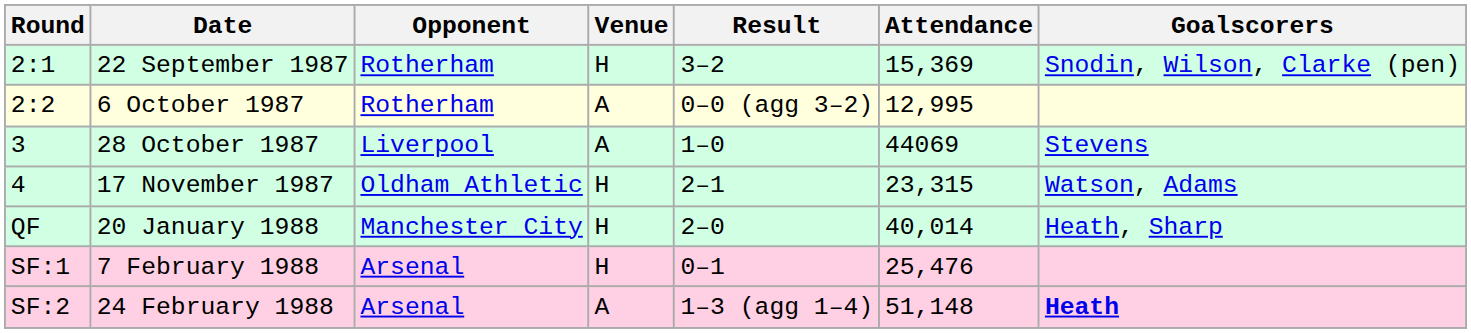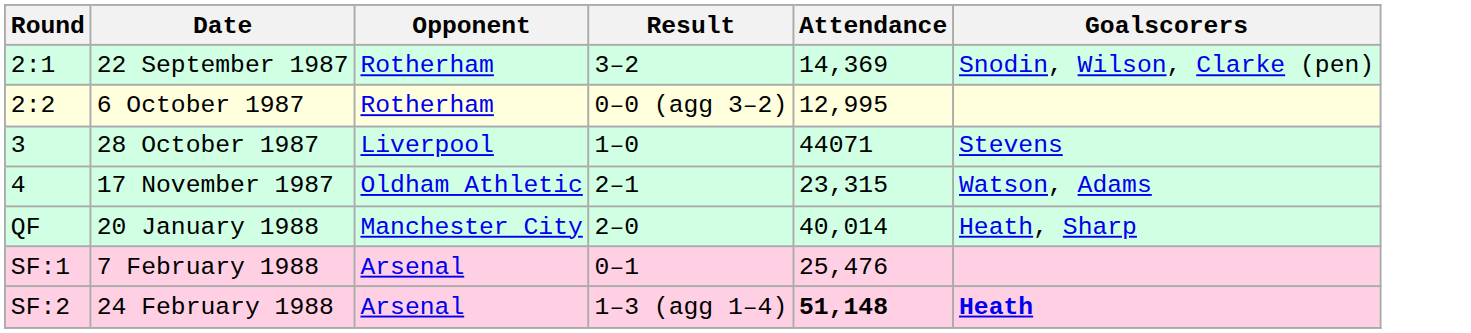- column: (632, 25)
(929, 65) 15,369 -> (844, 65) 14,369
(922, 146) 44069 -> (836, 146) 44071
(929, 307) normal -> (844, 307) bold
